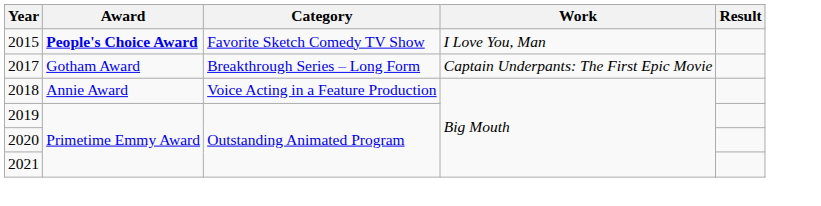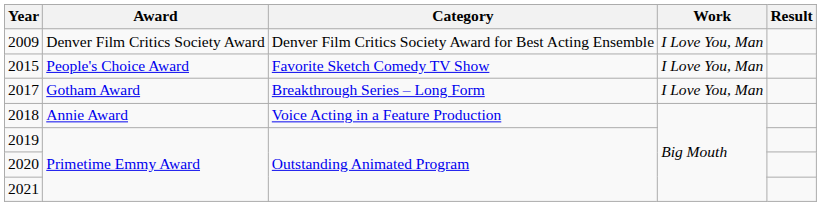+ row: (24, 41)
(122, 41) bold -> (118, 66) normal
(578, 66) Captain Underpants: The First Epic Movie -> (712, 90) I Love You, Man
